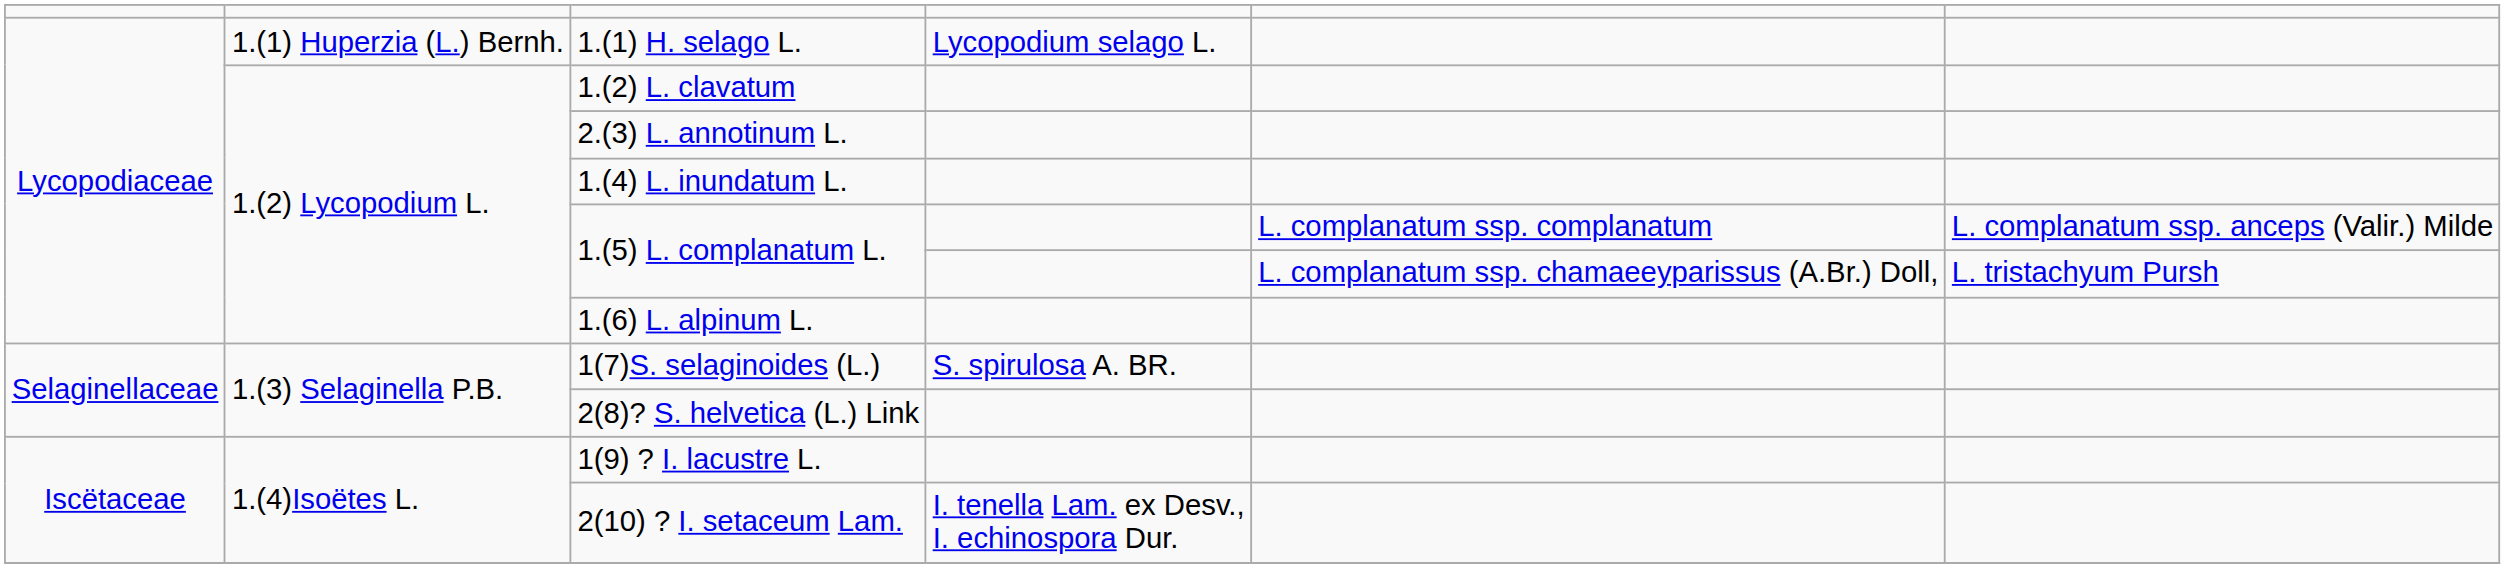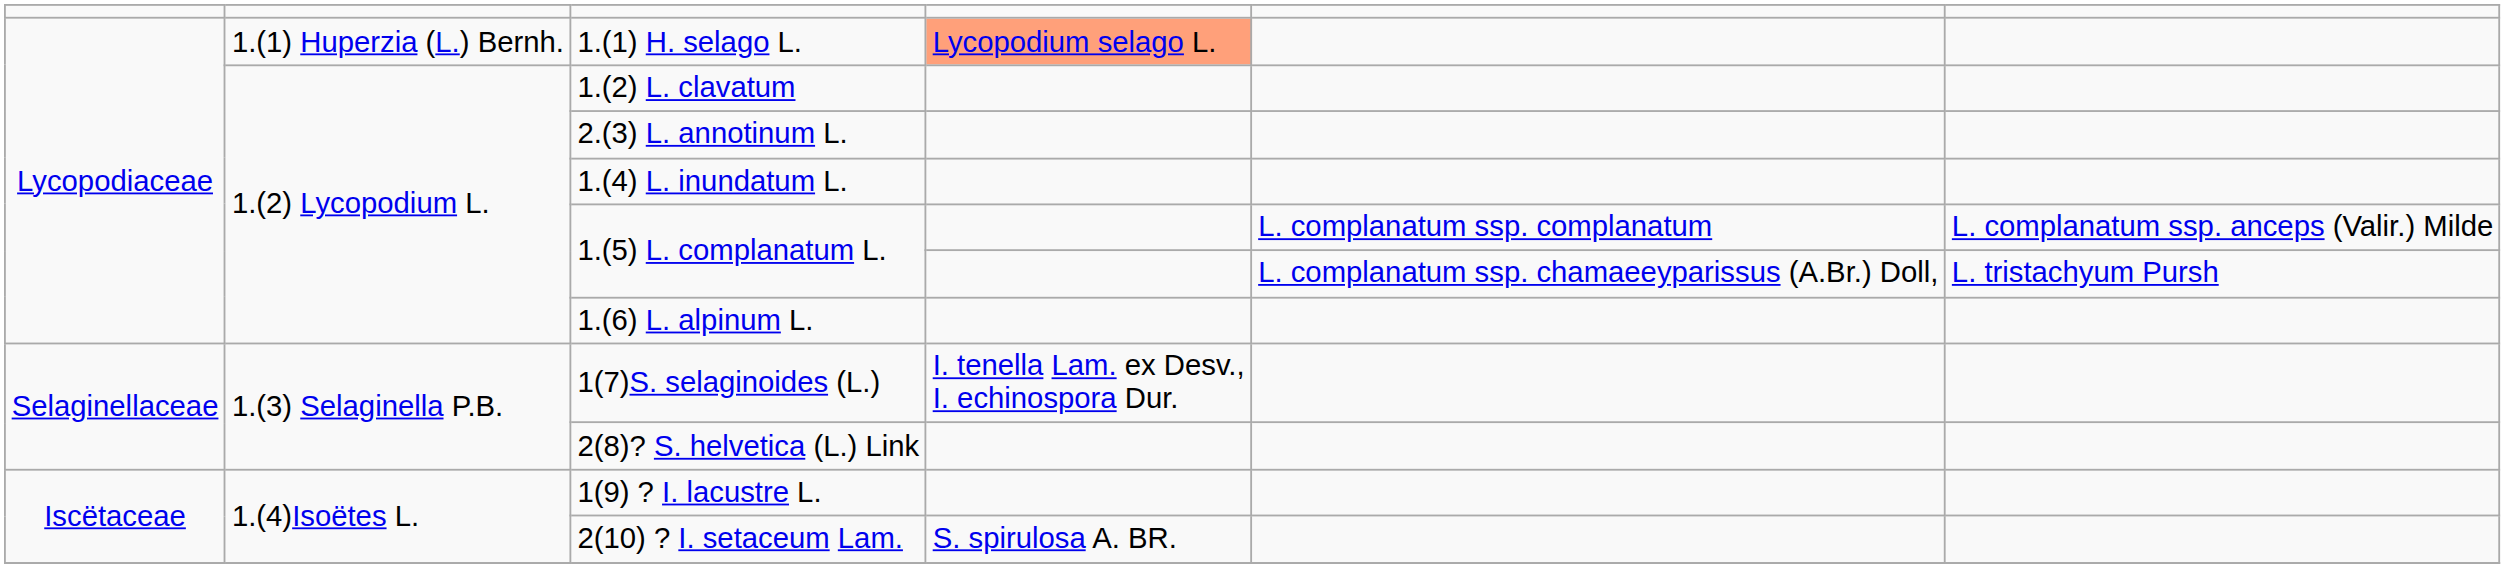(1075, 41) no background -> (1075, 41) lightsalmon background
(1055, 366) S. spirulosa A. BR. -> (1089, 382) I. tenella Lam. ex Desv., I. echinospora Dur.
(1089, 522) I. tenella Lam. ex Desv., I. echinospora Dur. -> (1055, 538) S. spirulosa A. BR.
